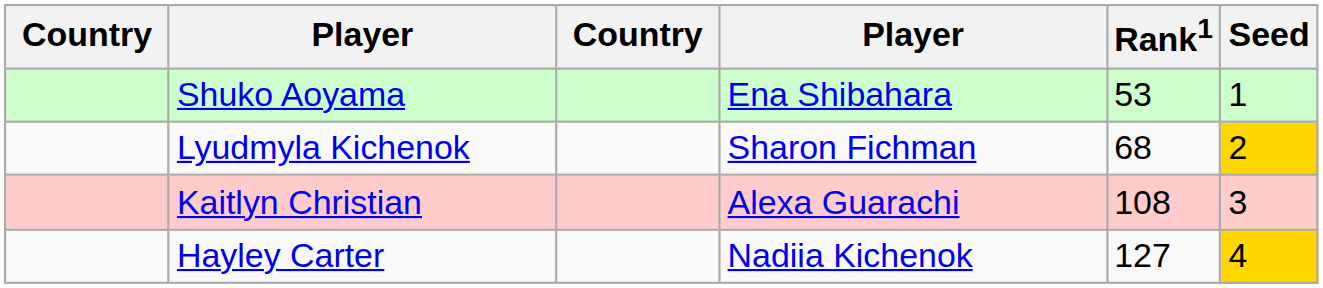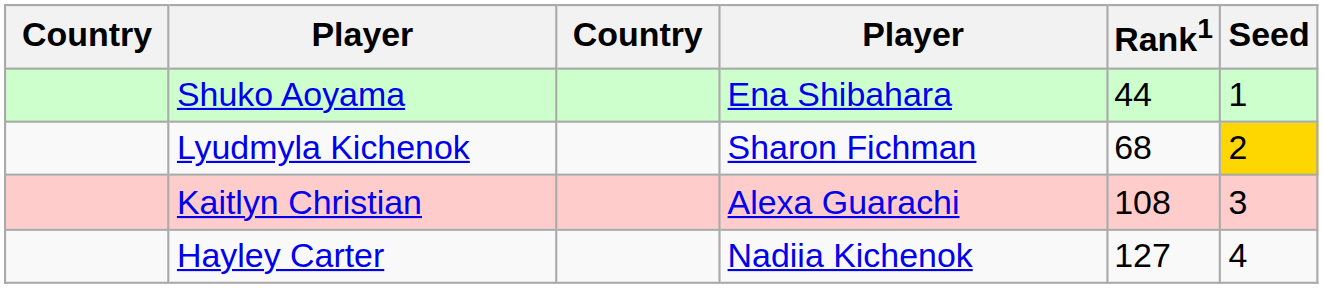(1133, 94) 53 -> (1133, 94) 44
(1238, 255) gold background -> (1238, 255) no background
